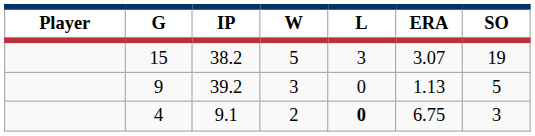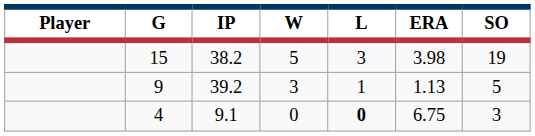(429, 57) 3.07 -> (429, 57) 3.98
(361, 86) 0 -> (361, 86) 1
(294, 115) 2 -> (294, 115) 0
